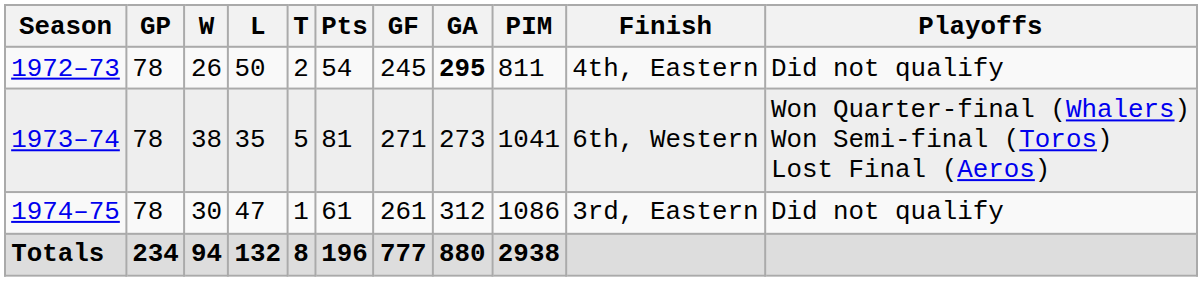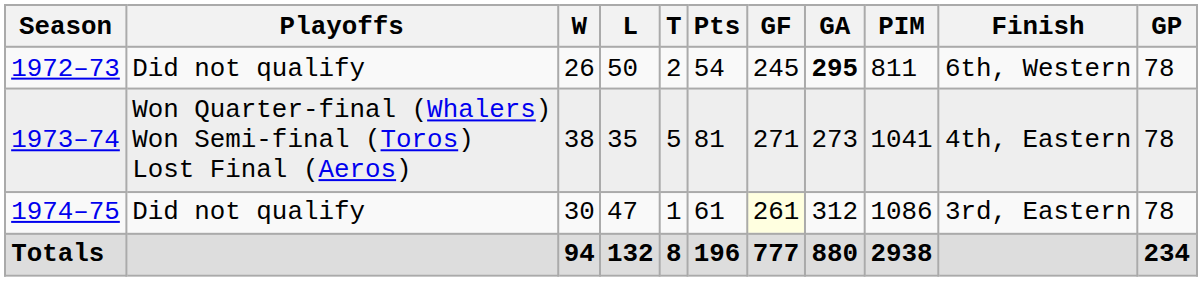columns swapped: (155, 26) <-> (980, 26)
(665, 68) 4th, Eastern -> (1038, 68) 6th, Western
(665, 140) 6th, Western -> (1038, 140) 4th, Eastern
(403, 212) no background -> (776, 212) lightyellow background
